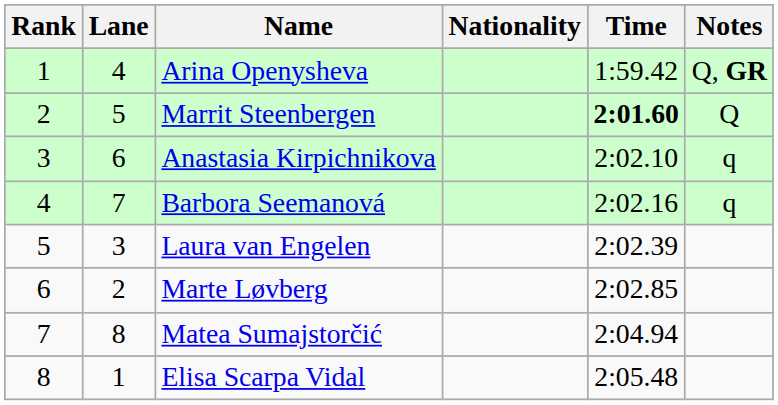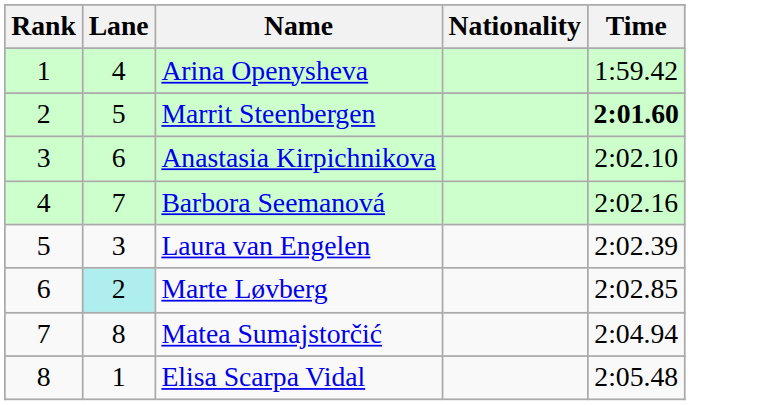- column: (729, 26)
(119, 289) no background -> (119, 289) paleturquoise background
